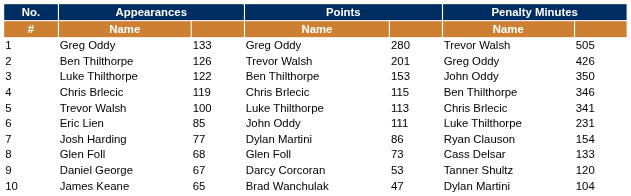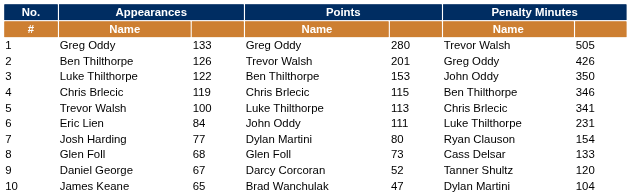(199, 123) 85 -> (199, 123) 84
(397, 139) 86 -> (397, 139) 80
(397, 170) 53 -> (397, 170) 52
